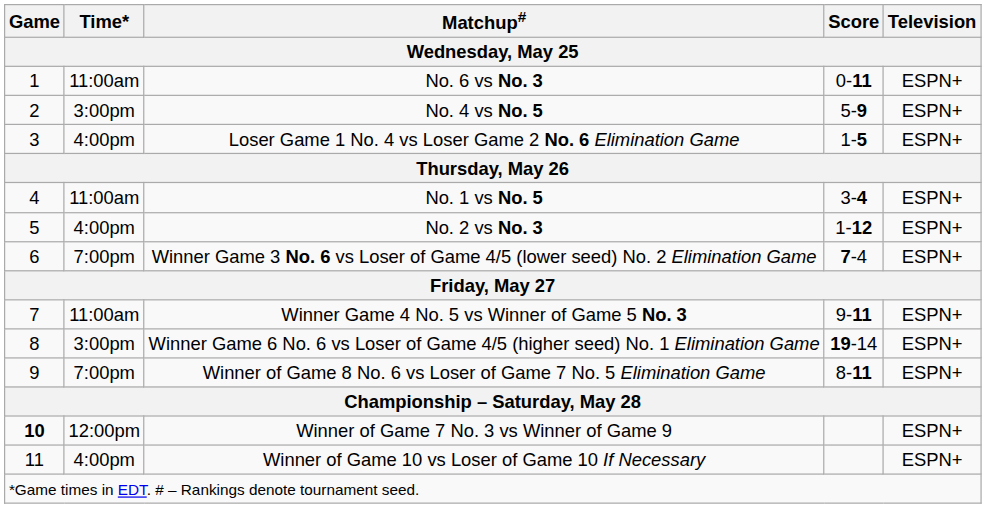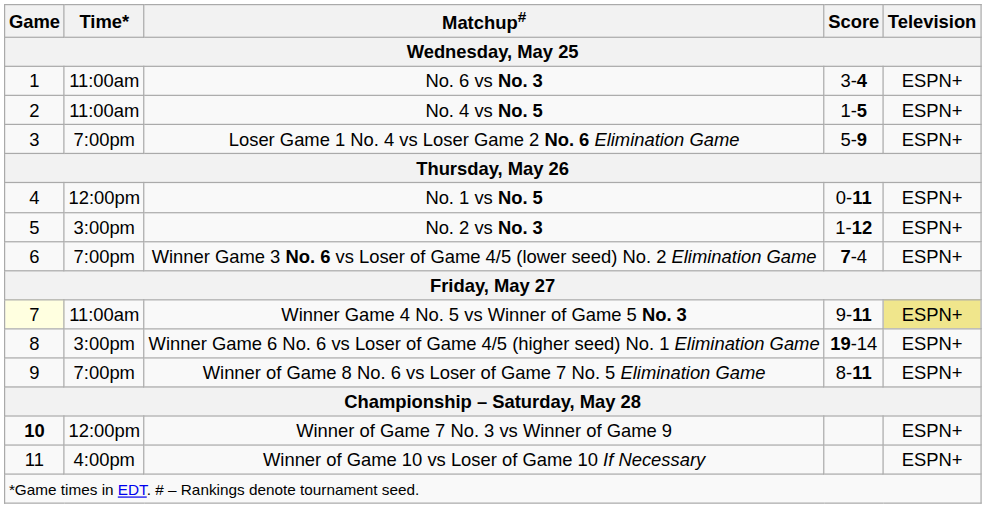(854, 81) 0-11 -> (854, 81) 3-4
(104, 110) 3:00pm -> (104, 110) 11:00am
(854, 110) 5-9 -> (854, 110) 1-5
(104, 140) 4:00pm -> (104, 140) 7:00pm
(854, 140) 1-5 -> (854, 140) 5-9
(104, 198) 11:00am -> (104, 198) 12:00pm
(854, 198) 3-4 -> (854, 198) 0-11
(104, 227) 4:00pm -> (104, 227) 3:00pm
(34, 314) no background -> (34, 314) lightyellow background
(932, 314) no background -> (932, 314) khaki background
